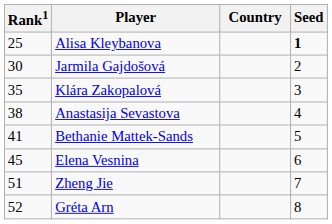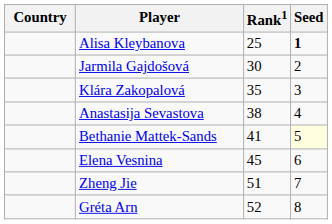columns swapped: (255, 18) <-> (28, 18)
(298, 136) no background -> (298, 136) lightyellow background
